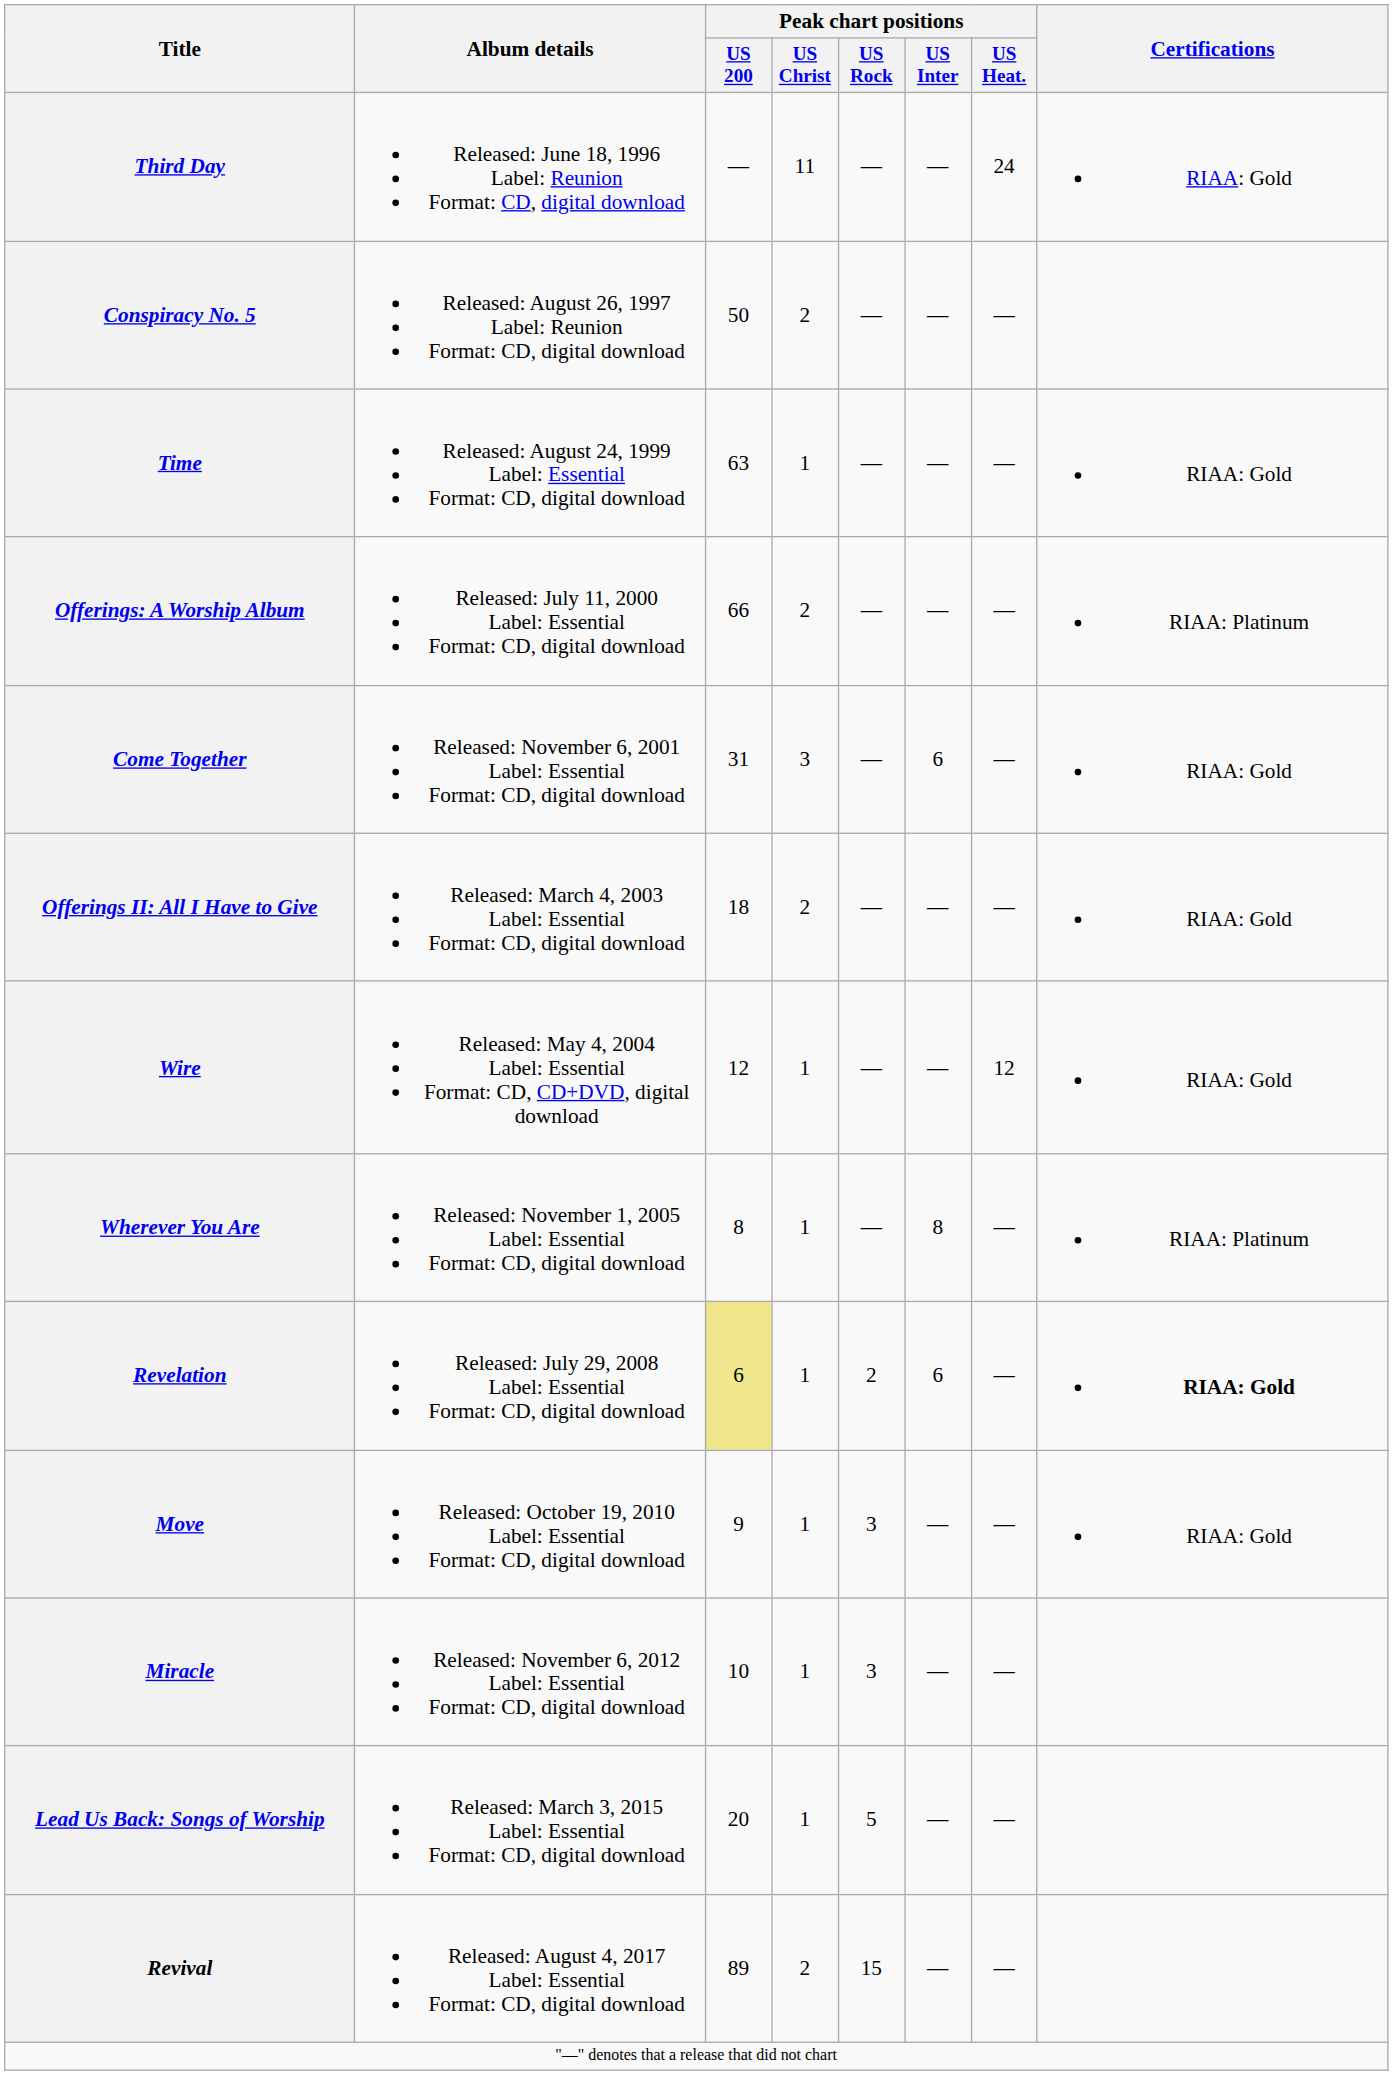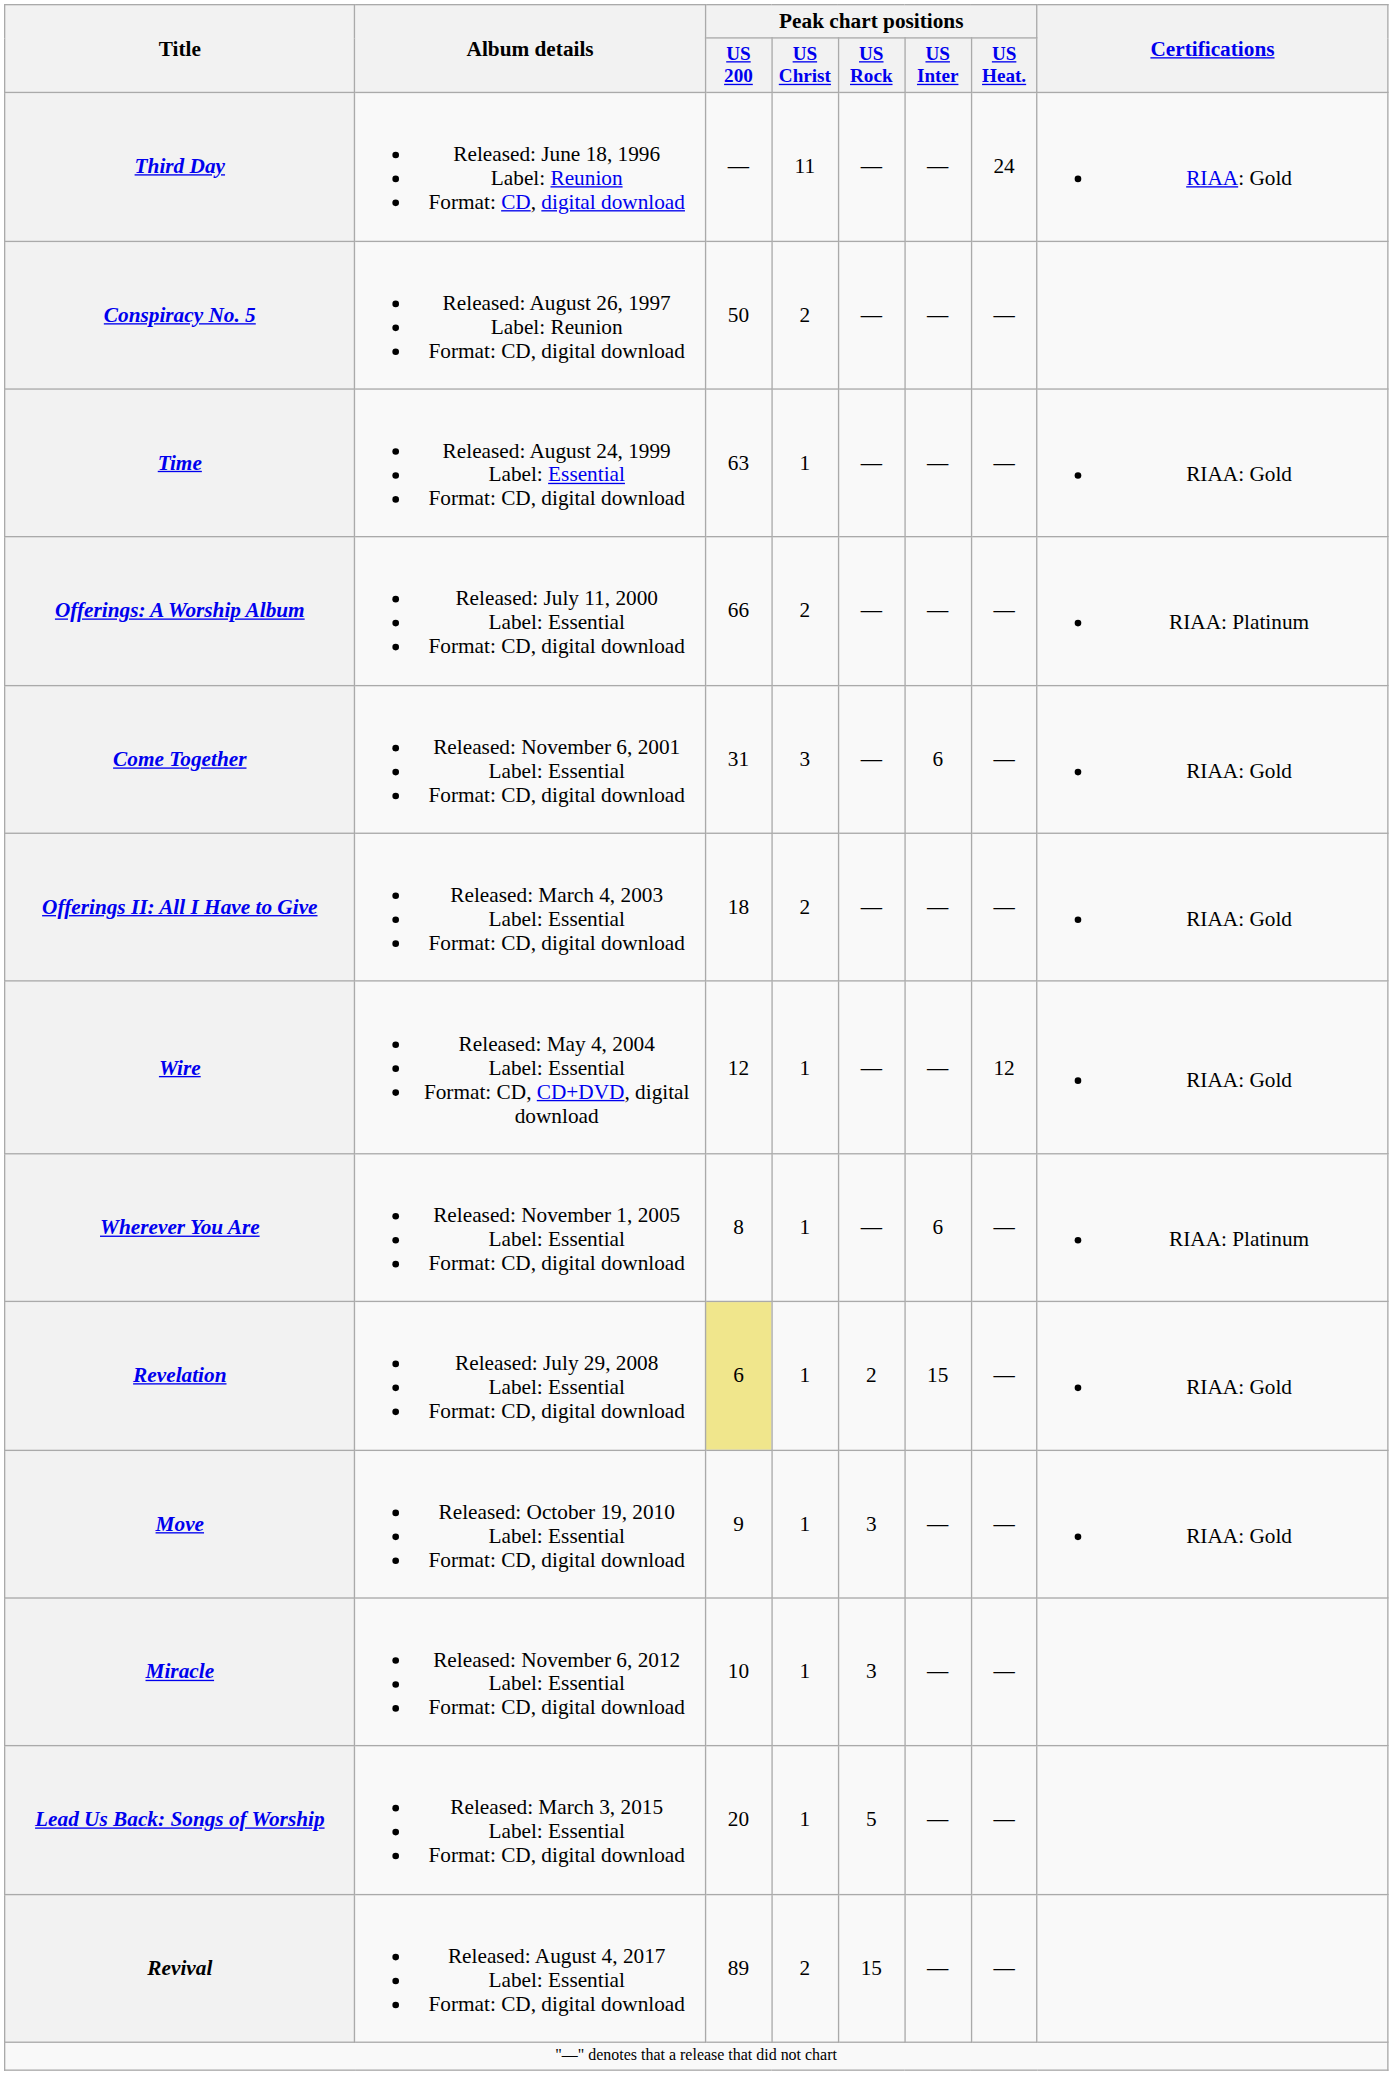(938, 1227) 8 -> (938, 1227) 6
(938, 1375) 6 -> (938, 1375) 15
(1212, 1388) bold -> (1212, 1388) normal
